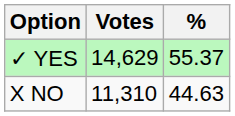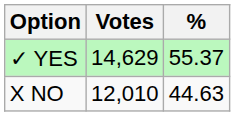(124, 93) 11,310 -> (125, 93) 12,010
